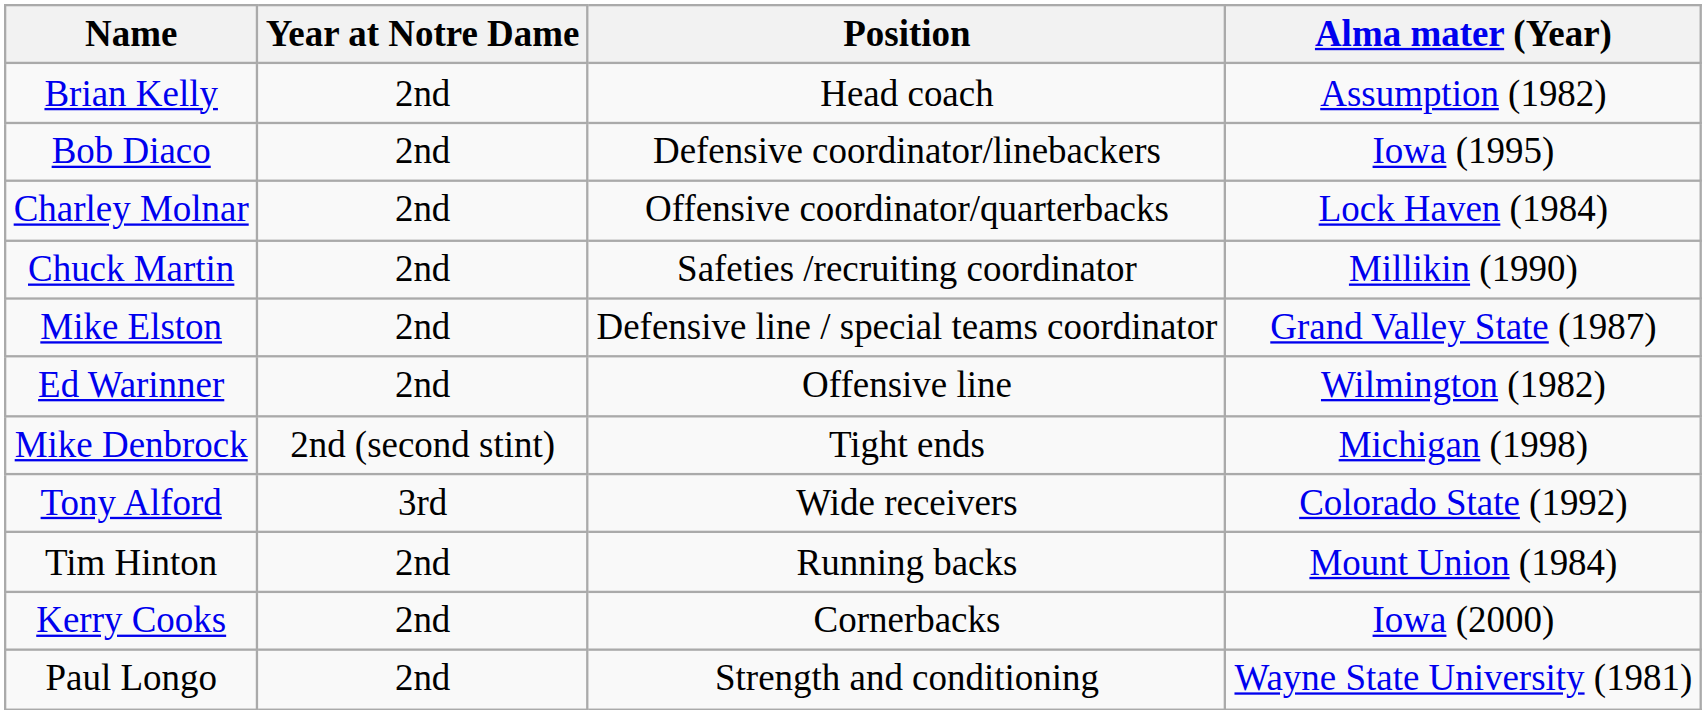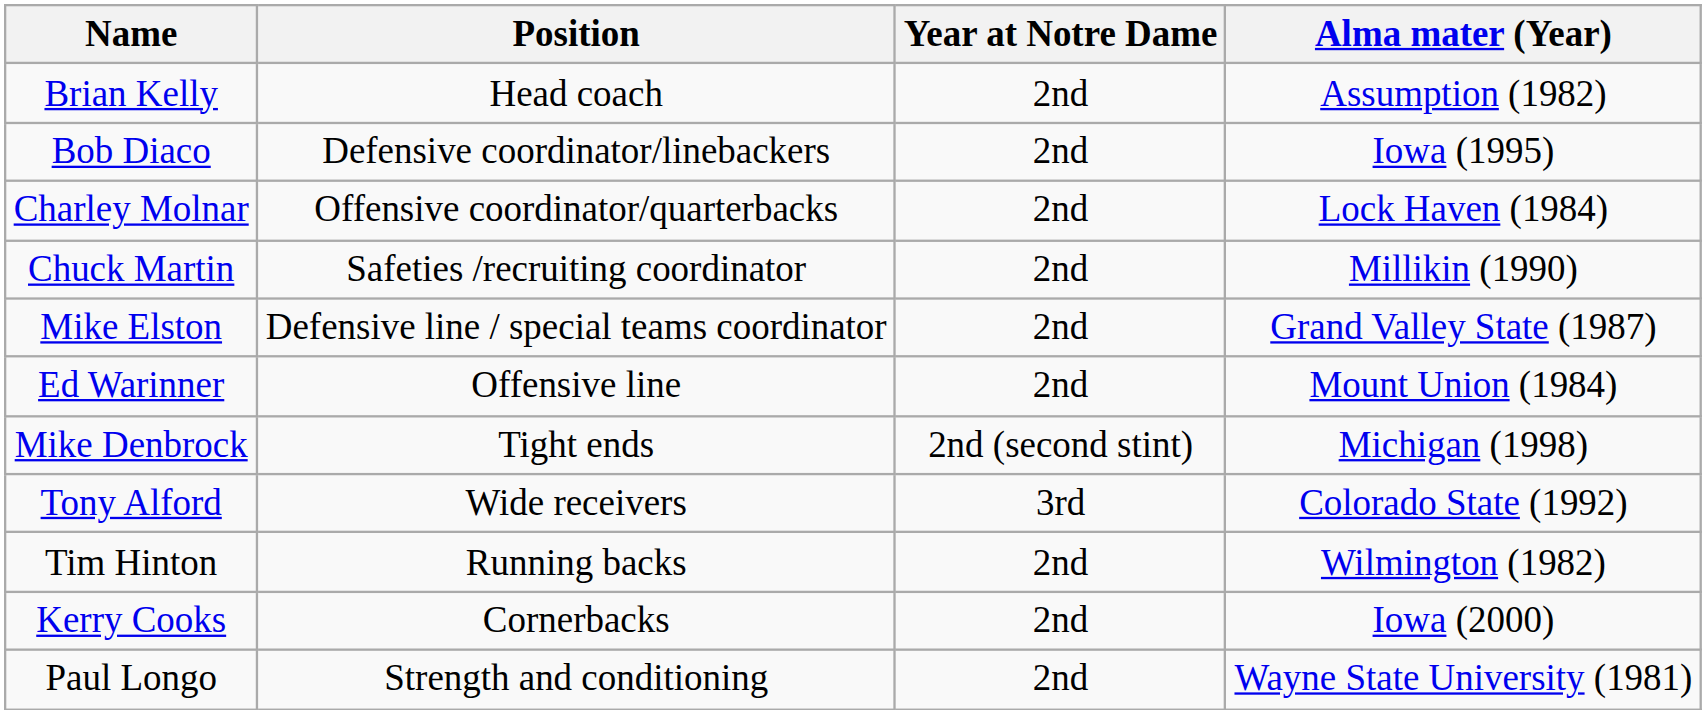columns swapped: (907, 33) <-> (423, 33)
(1463, 385) Wilmington (1982) -> (1463, 385) Mount Union (1984)
(1463, 561) Mount Union (1984) -> (1463, 561) Wilmington (1982)
